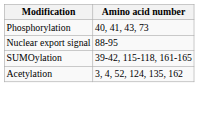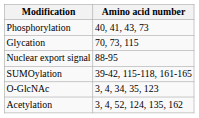+ row: (26, 43)
+ row: (28, 89)
